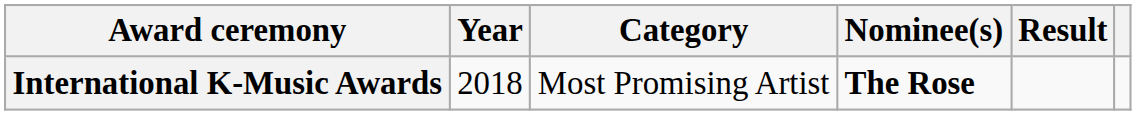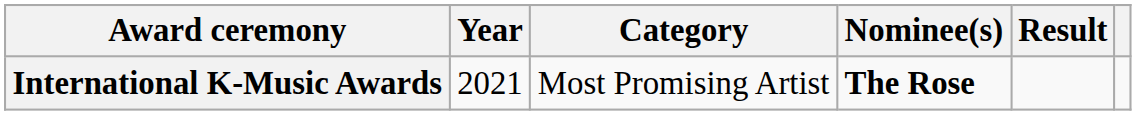(490, 82) 2018 -> (490, 82) 2021
